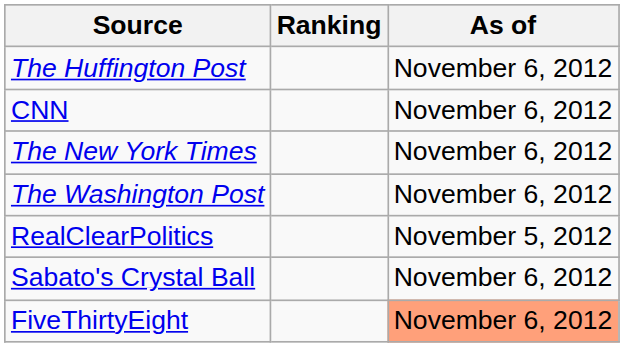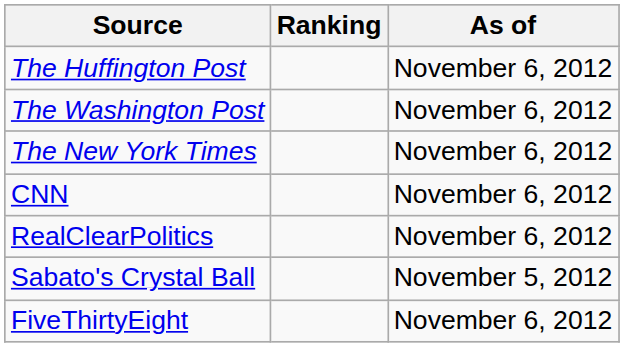rows swapped: (40, 109) <-> (138, 194)
(503, 236) November 5, 2012 -> (503, 236) November 6, 2012
(503, 278) November 6, 2012 -> (503, 278) November 5, 2012
(503, 320) lightsalmon background -> (503, 320) no background
